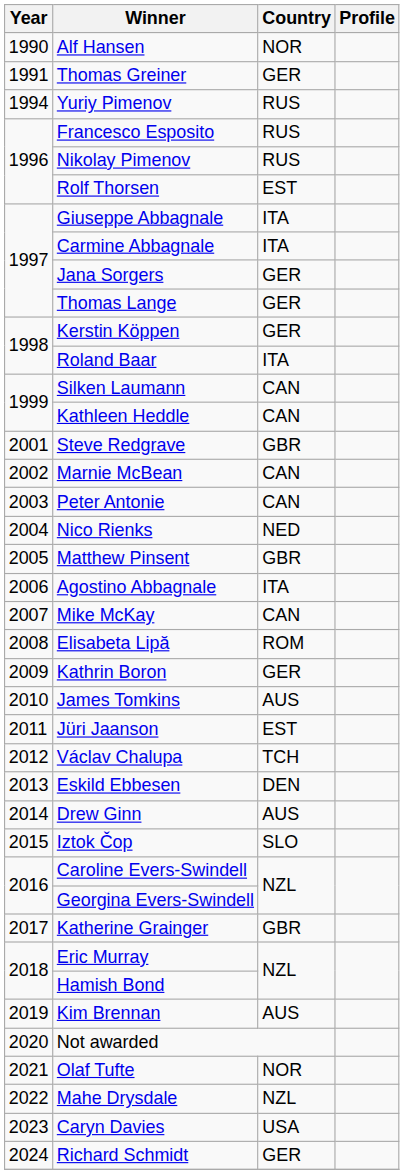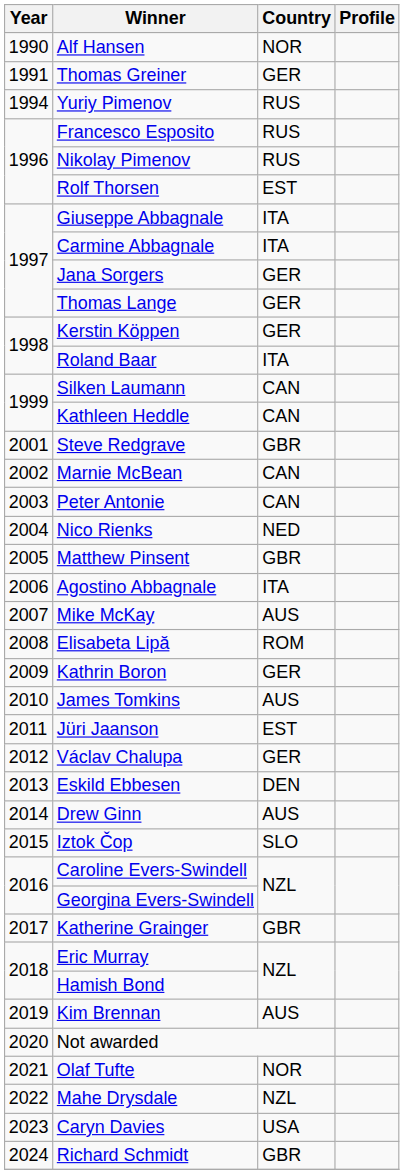(281, 615) CAN -> (281, 615) AUS
(281, 757) TCH -> (282, 757) GER
(282, 1155) GER -> (282, 1155) GBR
